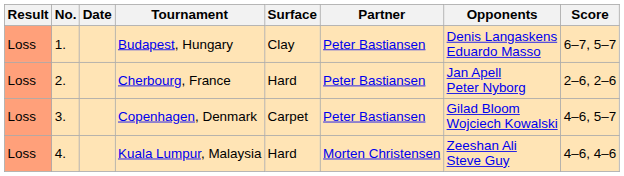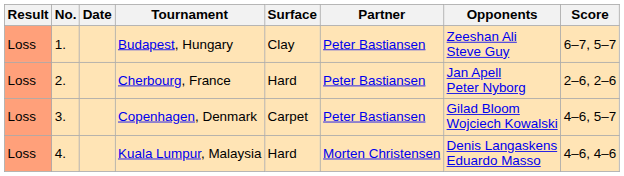(502, 44) Denis Langaskens Eduardo Masso -> (482, 44) Zeeshan Ali Steve Guy
(482, 153) Zeeshan Ali Steve Guy -> (502, 153) Denis Langaskens Eduardo Masso
